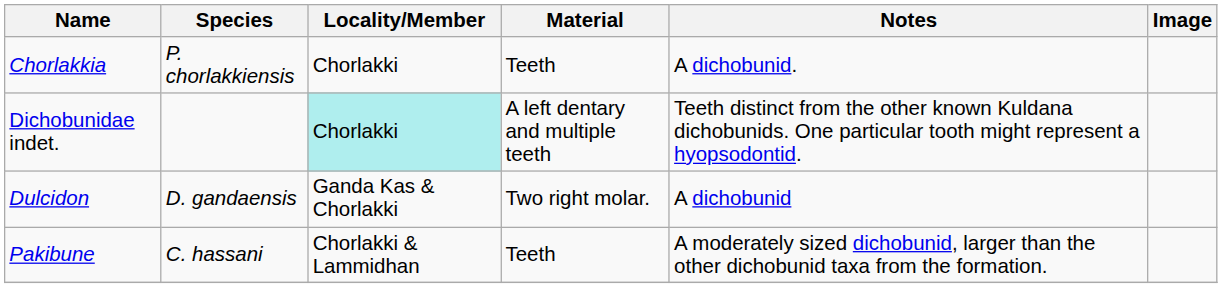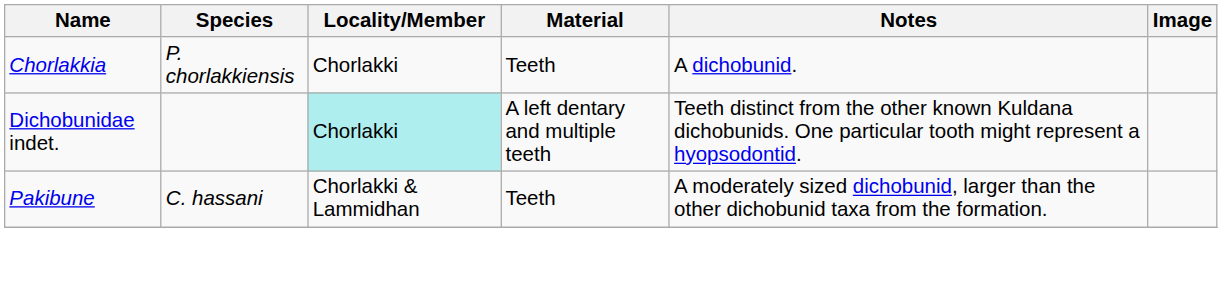- row: (49, 198)
